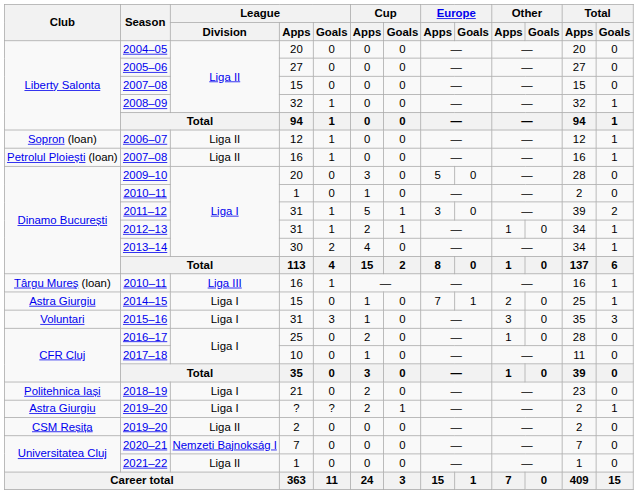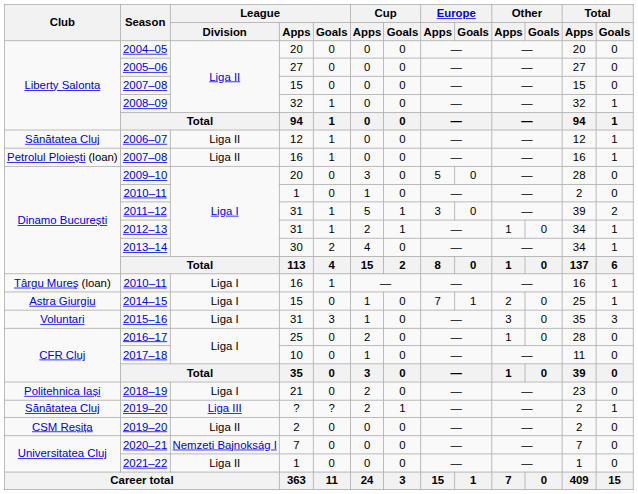(62, 140) Sopron (loan) -> (62, 140) Sănătatea Cluj
(225, 283) Liga III -> (225, 283) Liga I
(62, 409) Astra Giurgiu -> (62, 409) Sănătatea Cluj
(225, 409) Liga I -> (225, 409) Liga III
